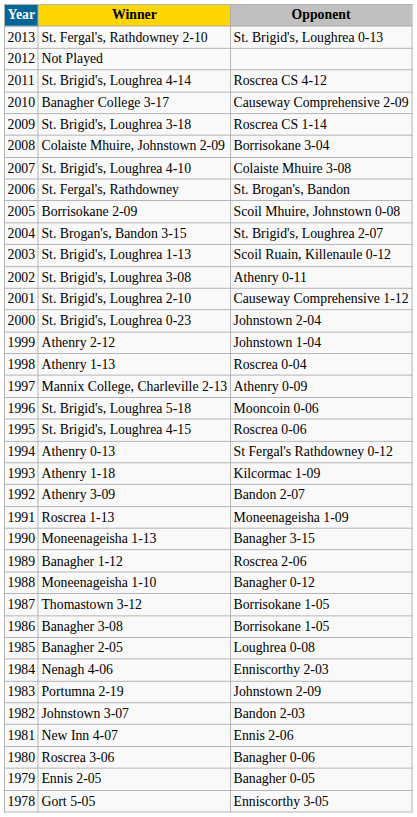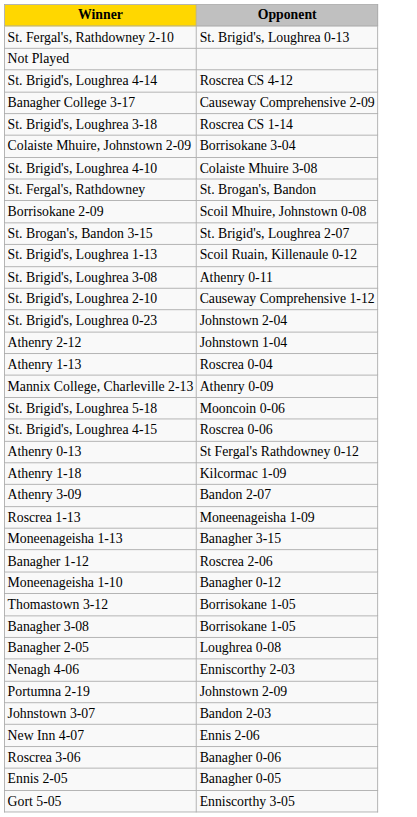- column: (21, 15)
